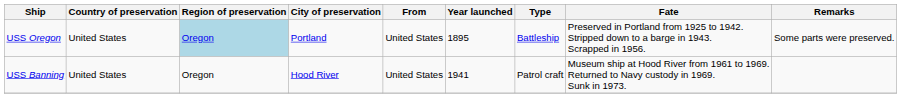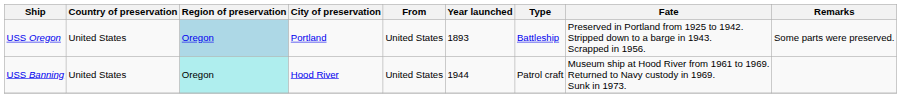(458, 38) 1895 -> (458, 38) 1893
(198, 74) no background -> (198, 74) paleturquoise background
(458, 74) 1941 -> (458, 74) 1944
